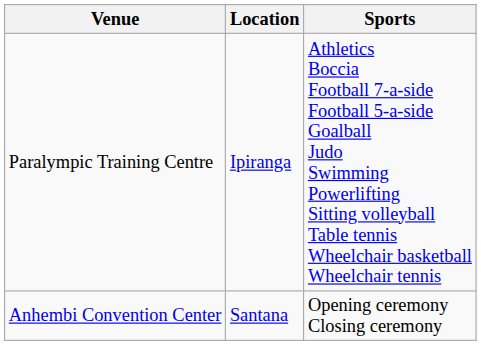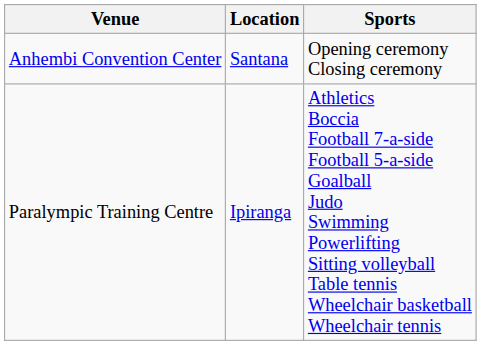rows swapped: (115, 315) <-> (111, 162)
